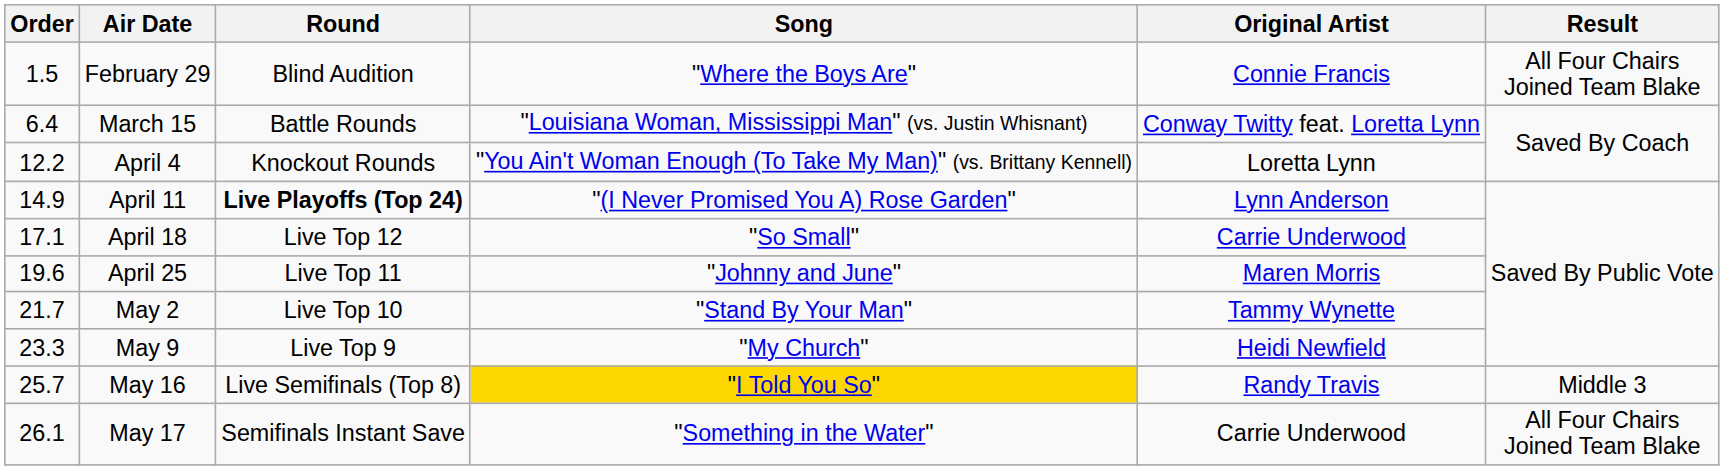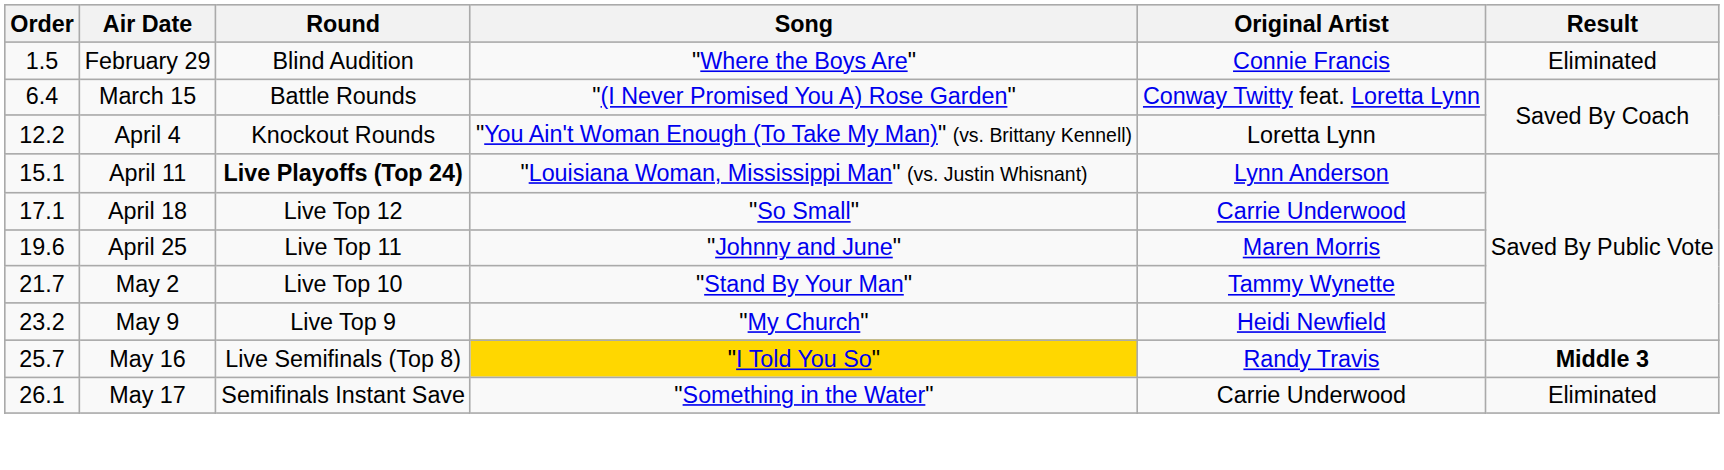(1602, 73) All Four Chairs Joined Team Blake -> (1602, 60) Eliminated
(804, 123) "Louisiana Woman, Mississippi Man" (vs. Justin Whisnant) -> (804, 97) "(I Never Promised You A) Rose Garden"
(42, 200) 14.9 -> (42, 173) 15.1
(804, 200) "(I Never Promised You A) Rose Garden" -> (804, 173) "Louisiana Woman, Mississippi Man" (vs. Justin Whisnant)
(42, 348) 23.3 -> (42, 322) 23.2
(1602, 384) normal -> (1602, 359) bold
(1602, 434) All Four Chairs Joined Team Blake -> (1602, 395) Eliminated
